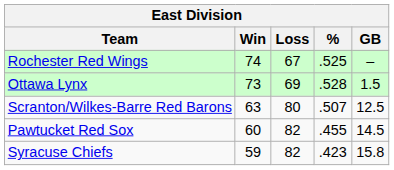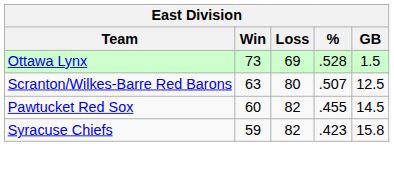- row: (78, 61)
